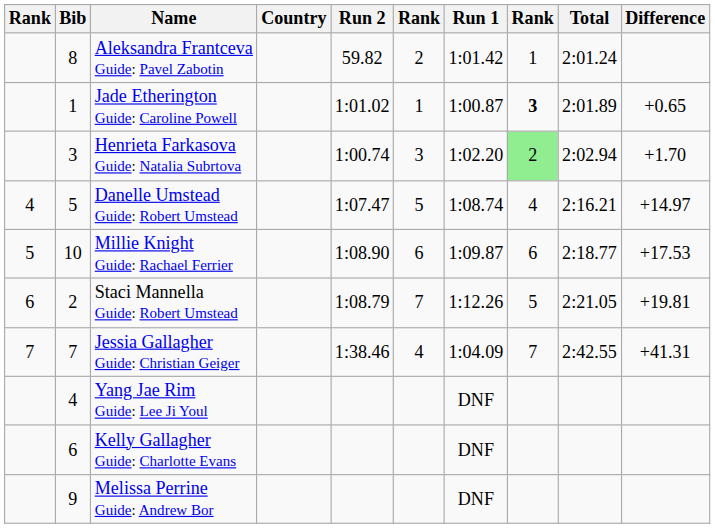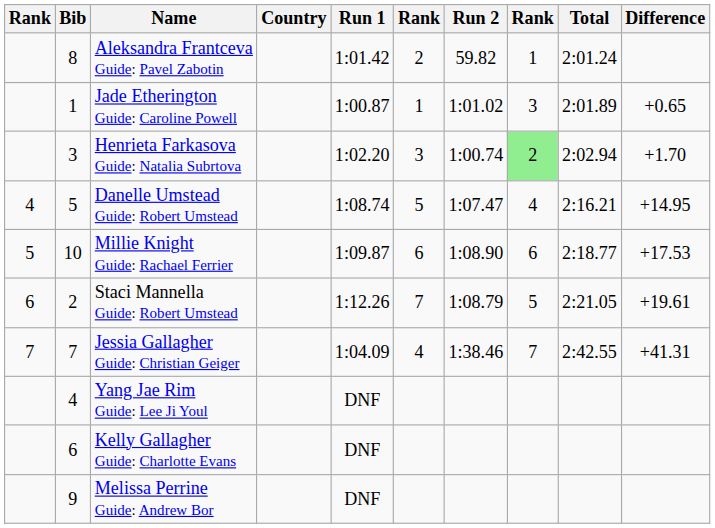columns swapped: (476, 18) <-> (362, 18)
(533, 106) bold -> (533, 106) normal
(665, 204) +14.97 -> (665, 204) +14.95
(665, 302) +19.81 -> (665, 302) +19.61
